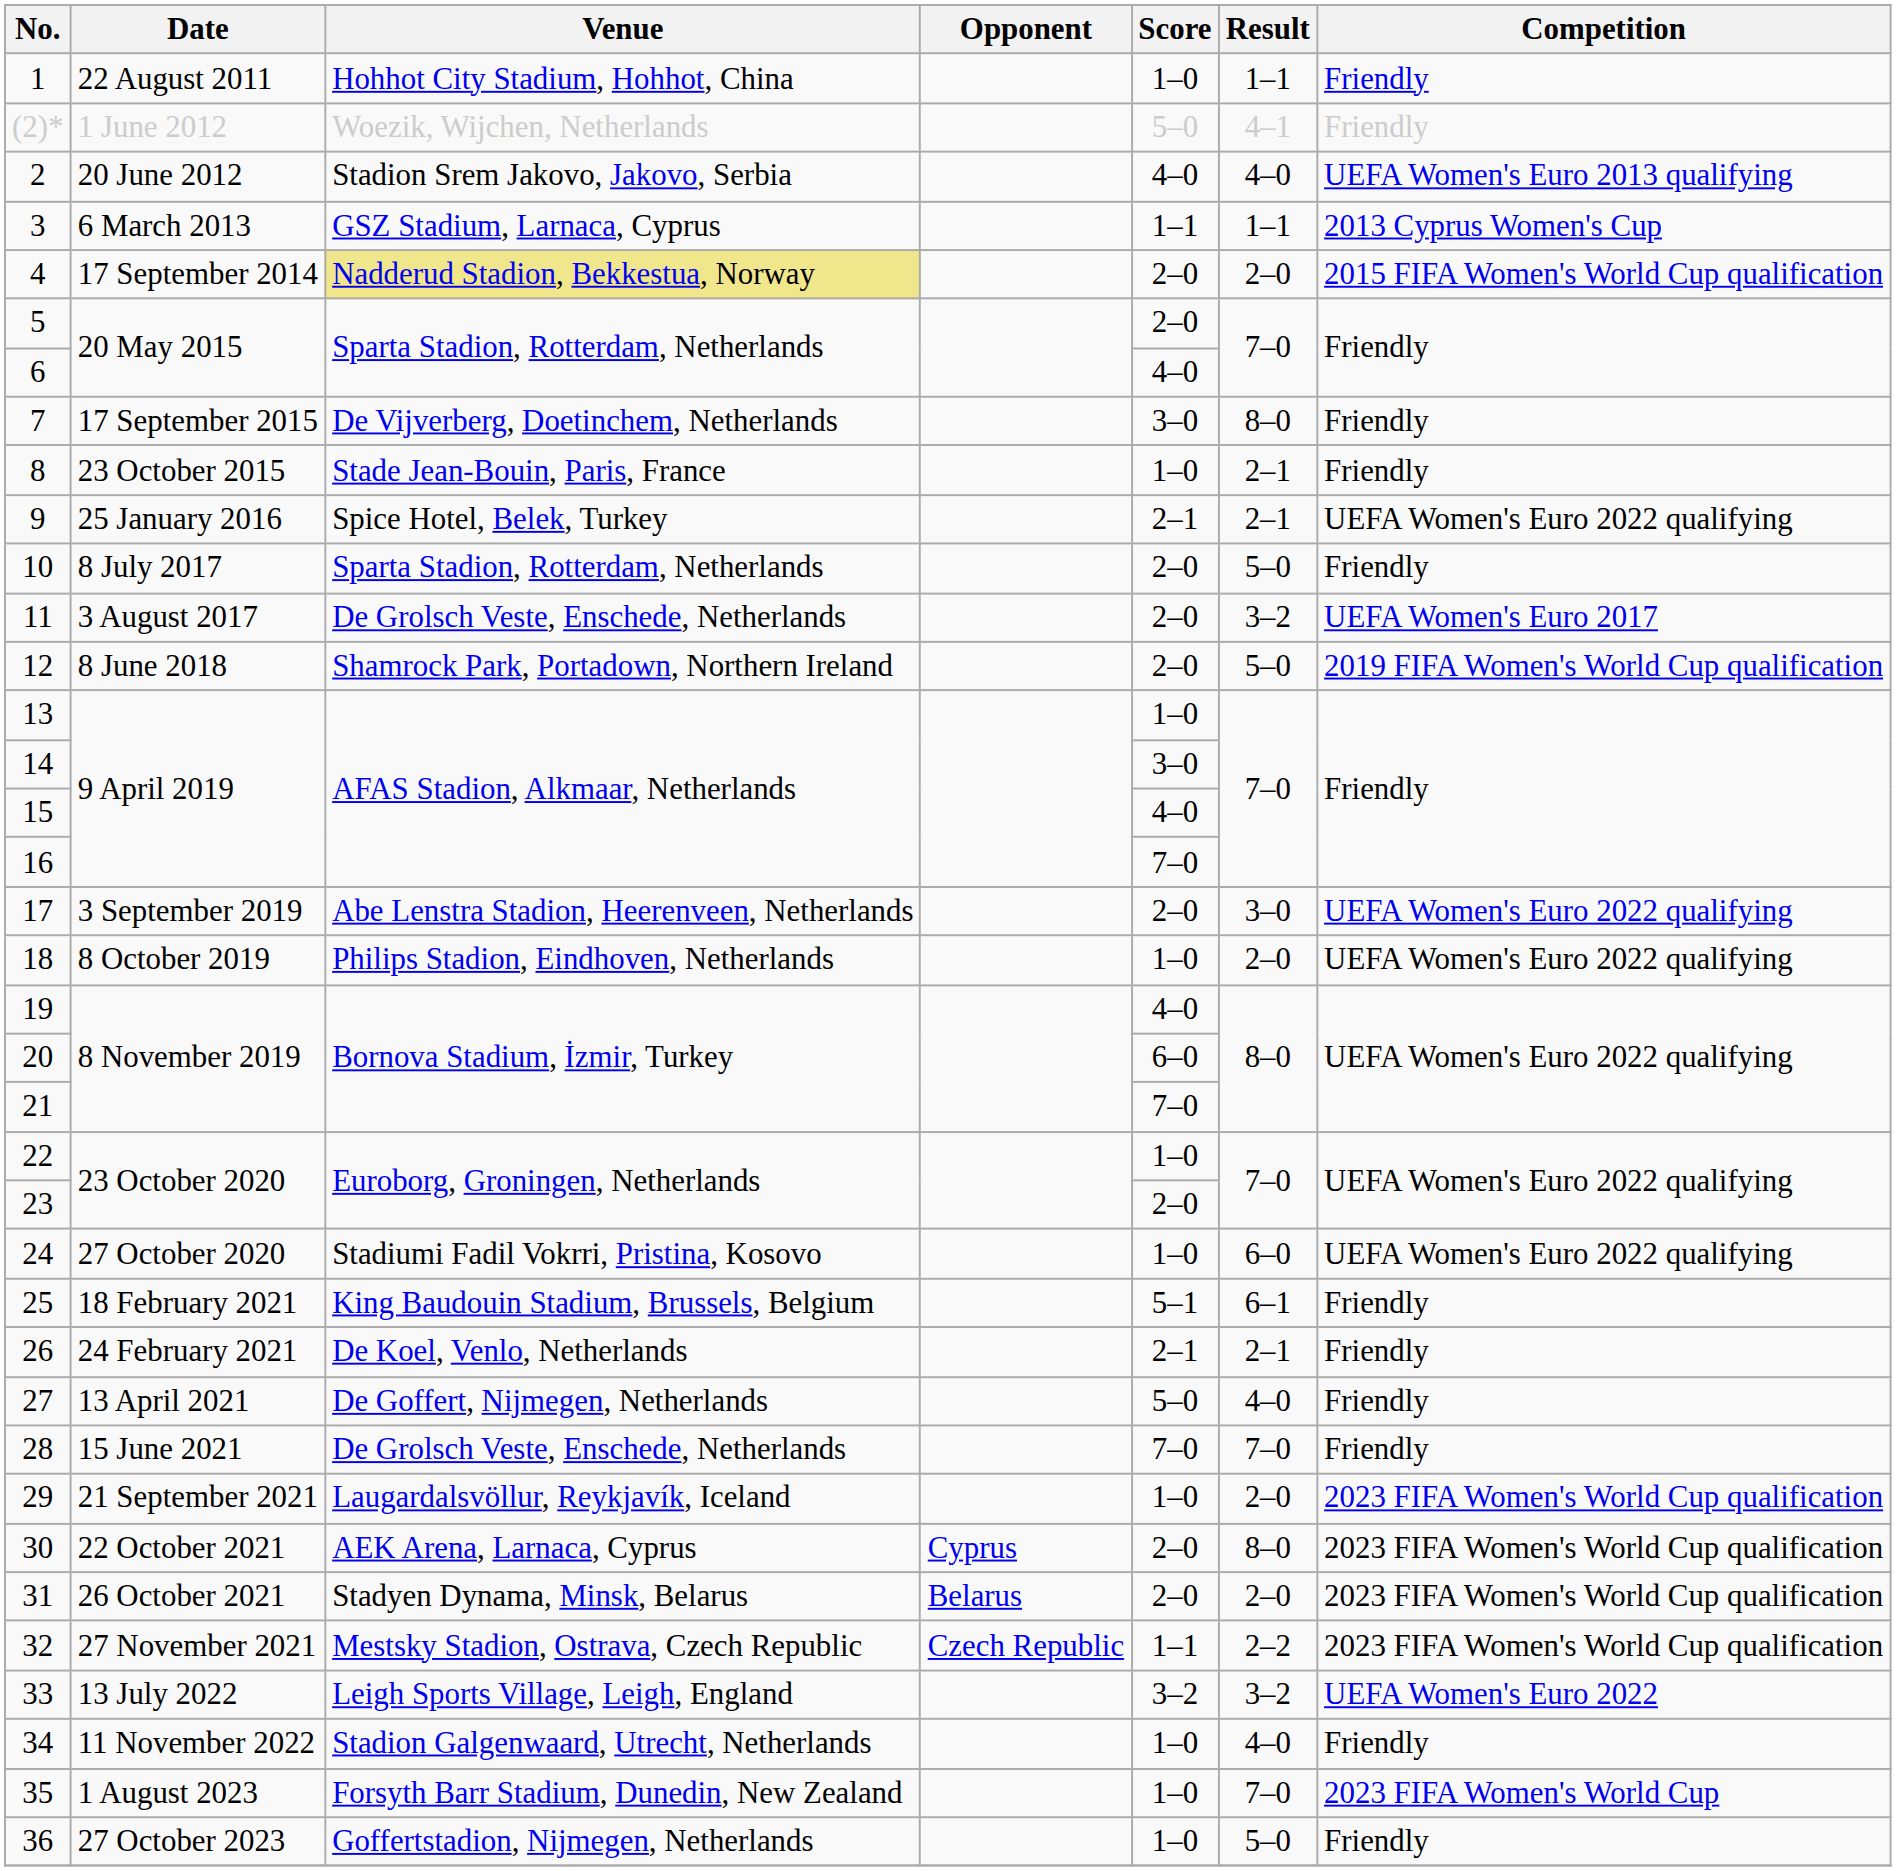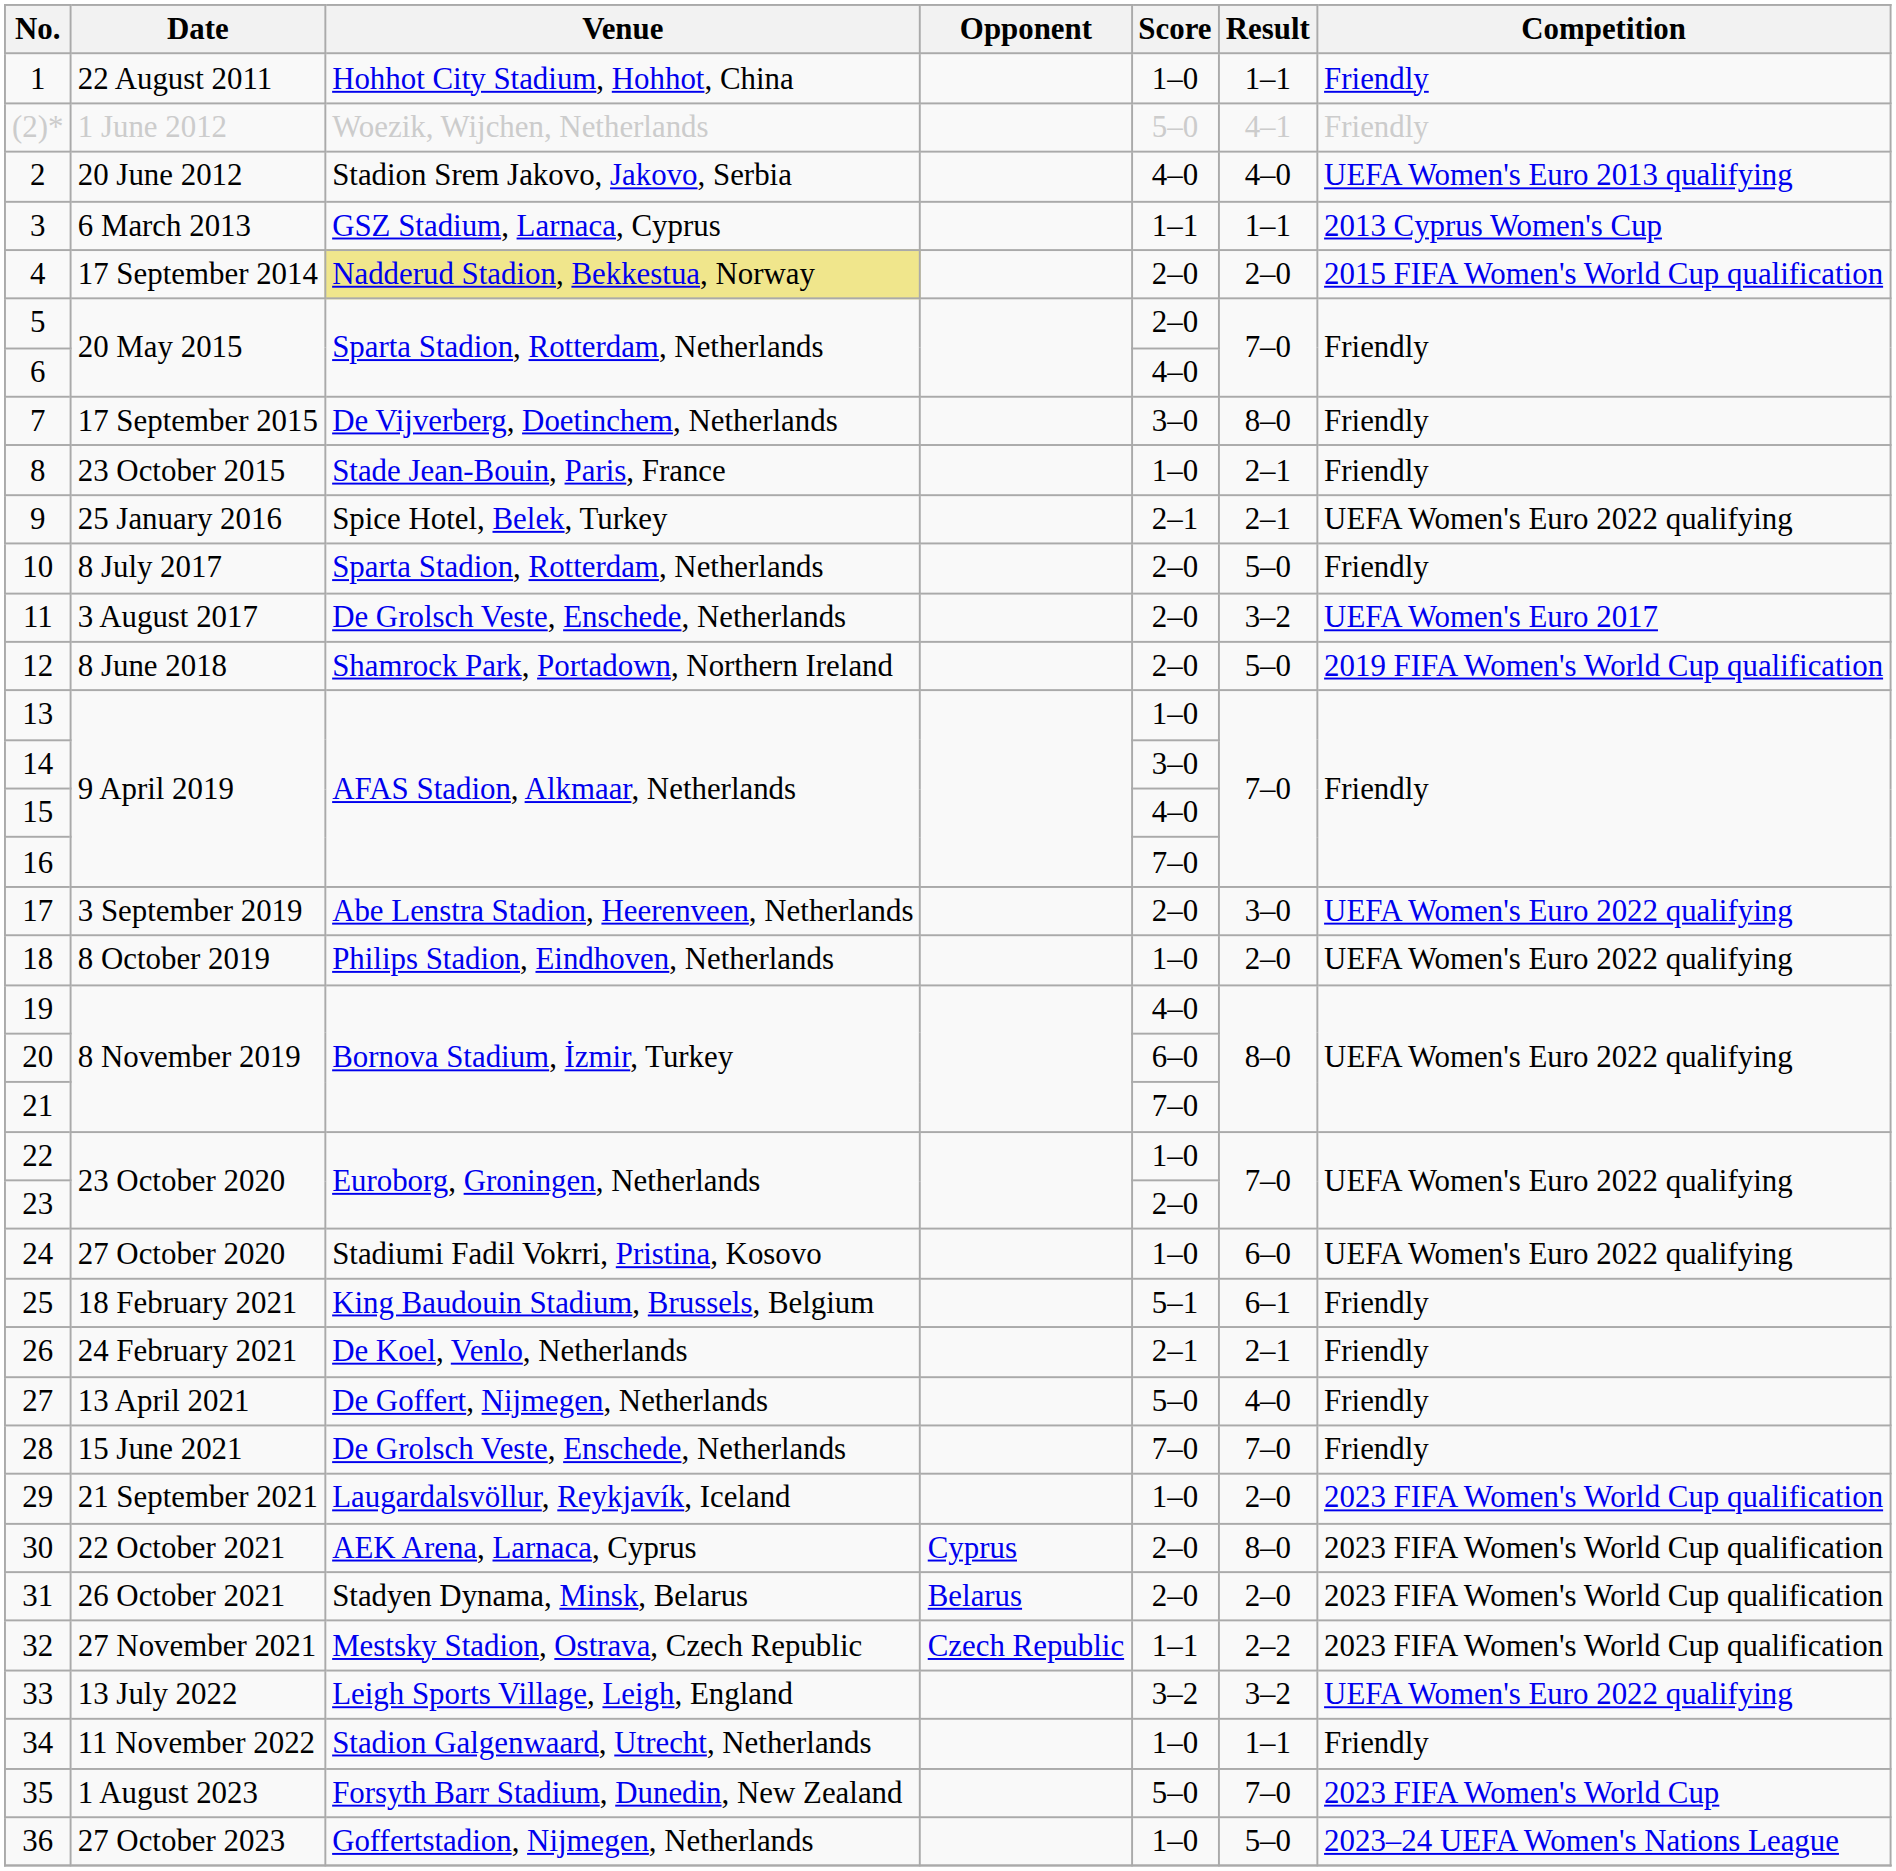(1491, 1694) UEFA Women's Euro 2022 -> (1558, 1694) UEFA Women's Euro 2022 qualifying
(1268, 1743) 4–0 -> (1268, 1743) 1–1
(1175, 1792) 1–0 -> (1175, 1792) 5–0
(1376, 1841) Friendly -> (1582, 1841) 2023–24 UEFA Women's Nations League
